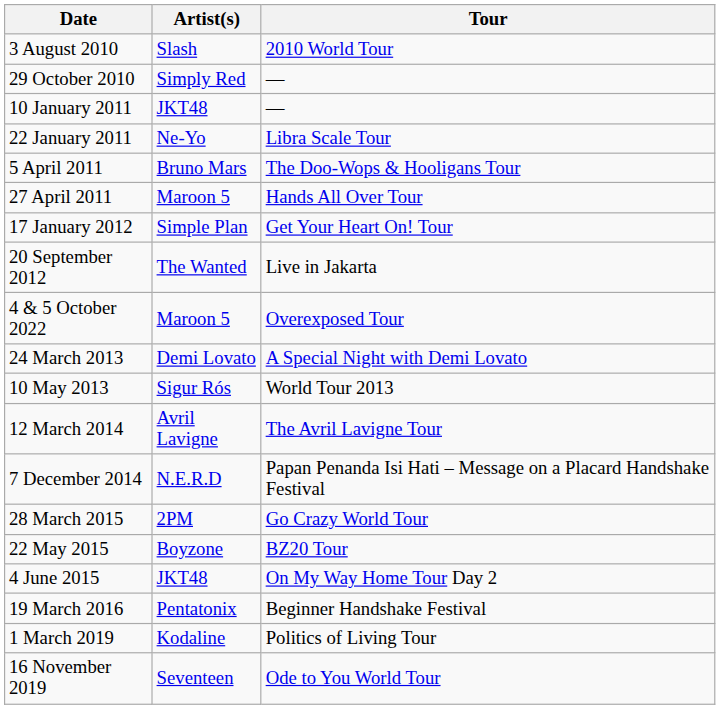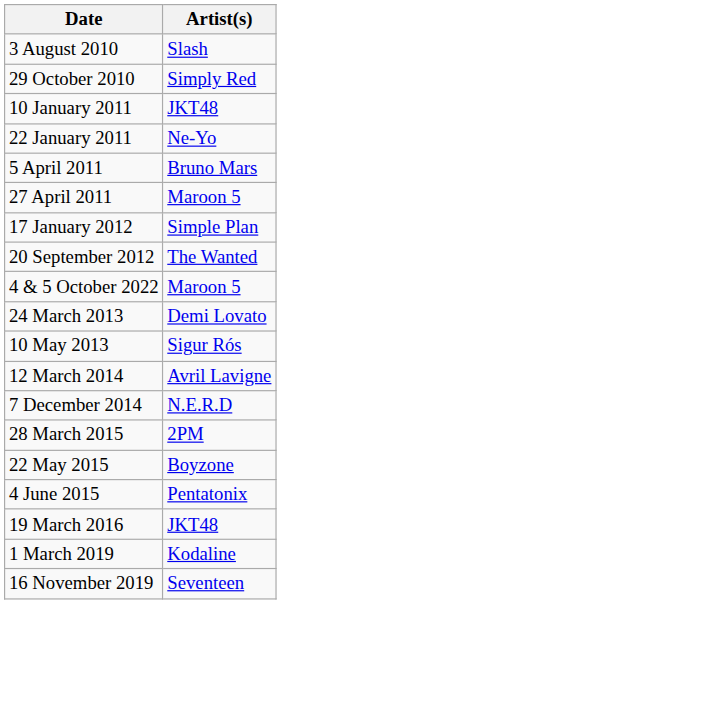- column: (488, 19)
(182, 578) JKT48 -> (207, 494) Pentatonix
(197, 608) Pentatonix -> (193, 524) JKT48
